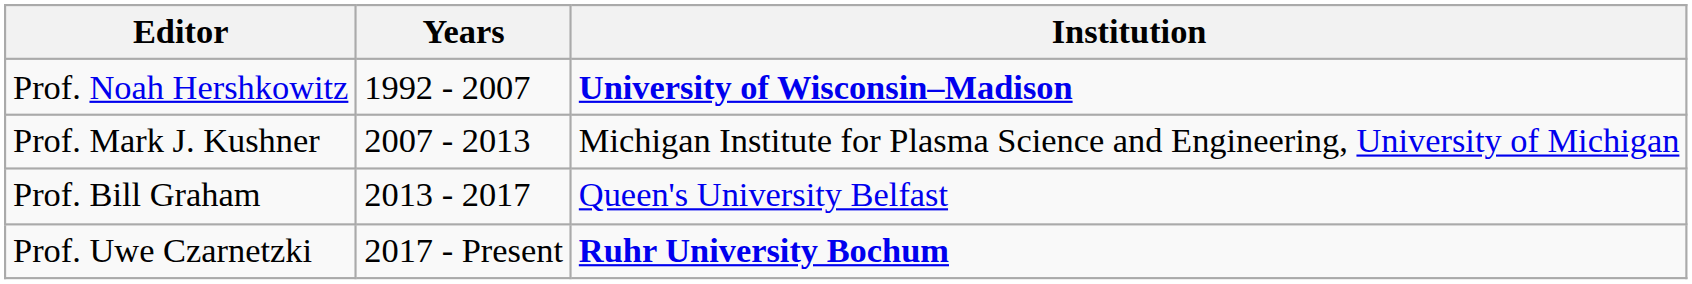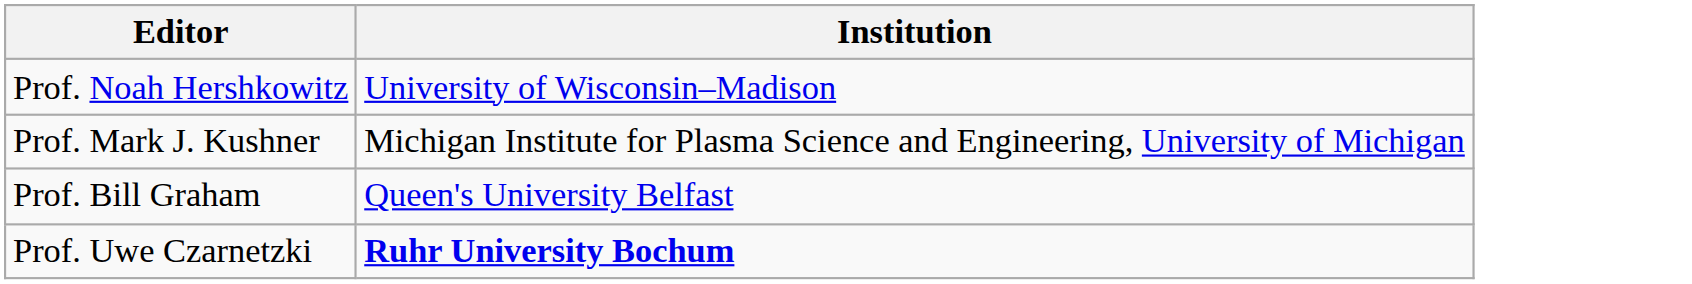- column: (464, 31)
(826, 86) bold -> (600, 86) normal
